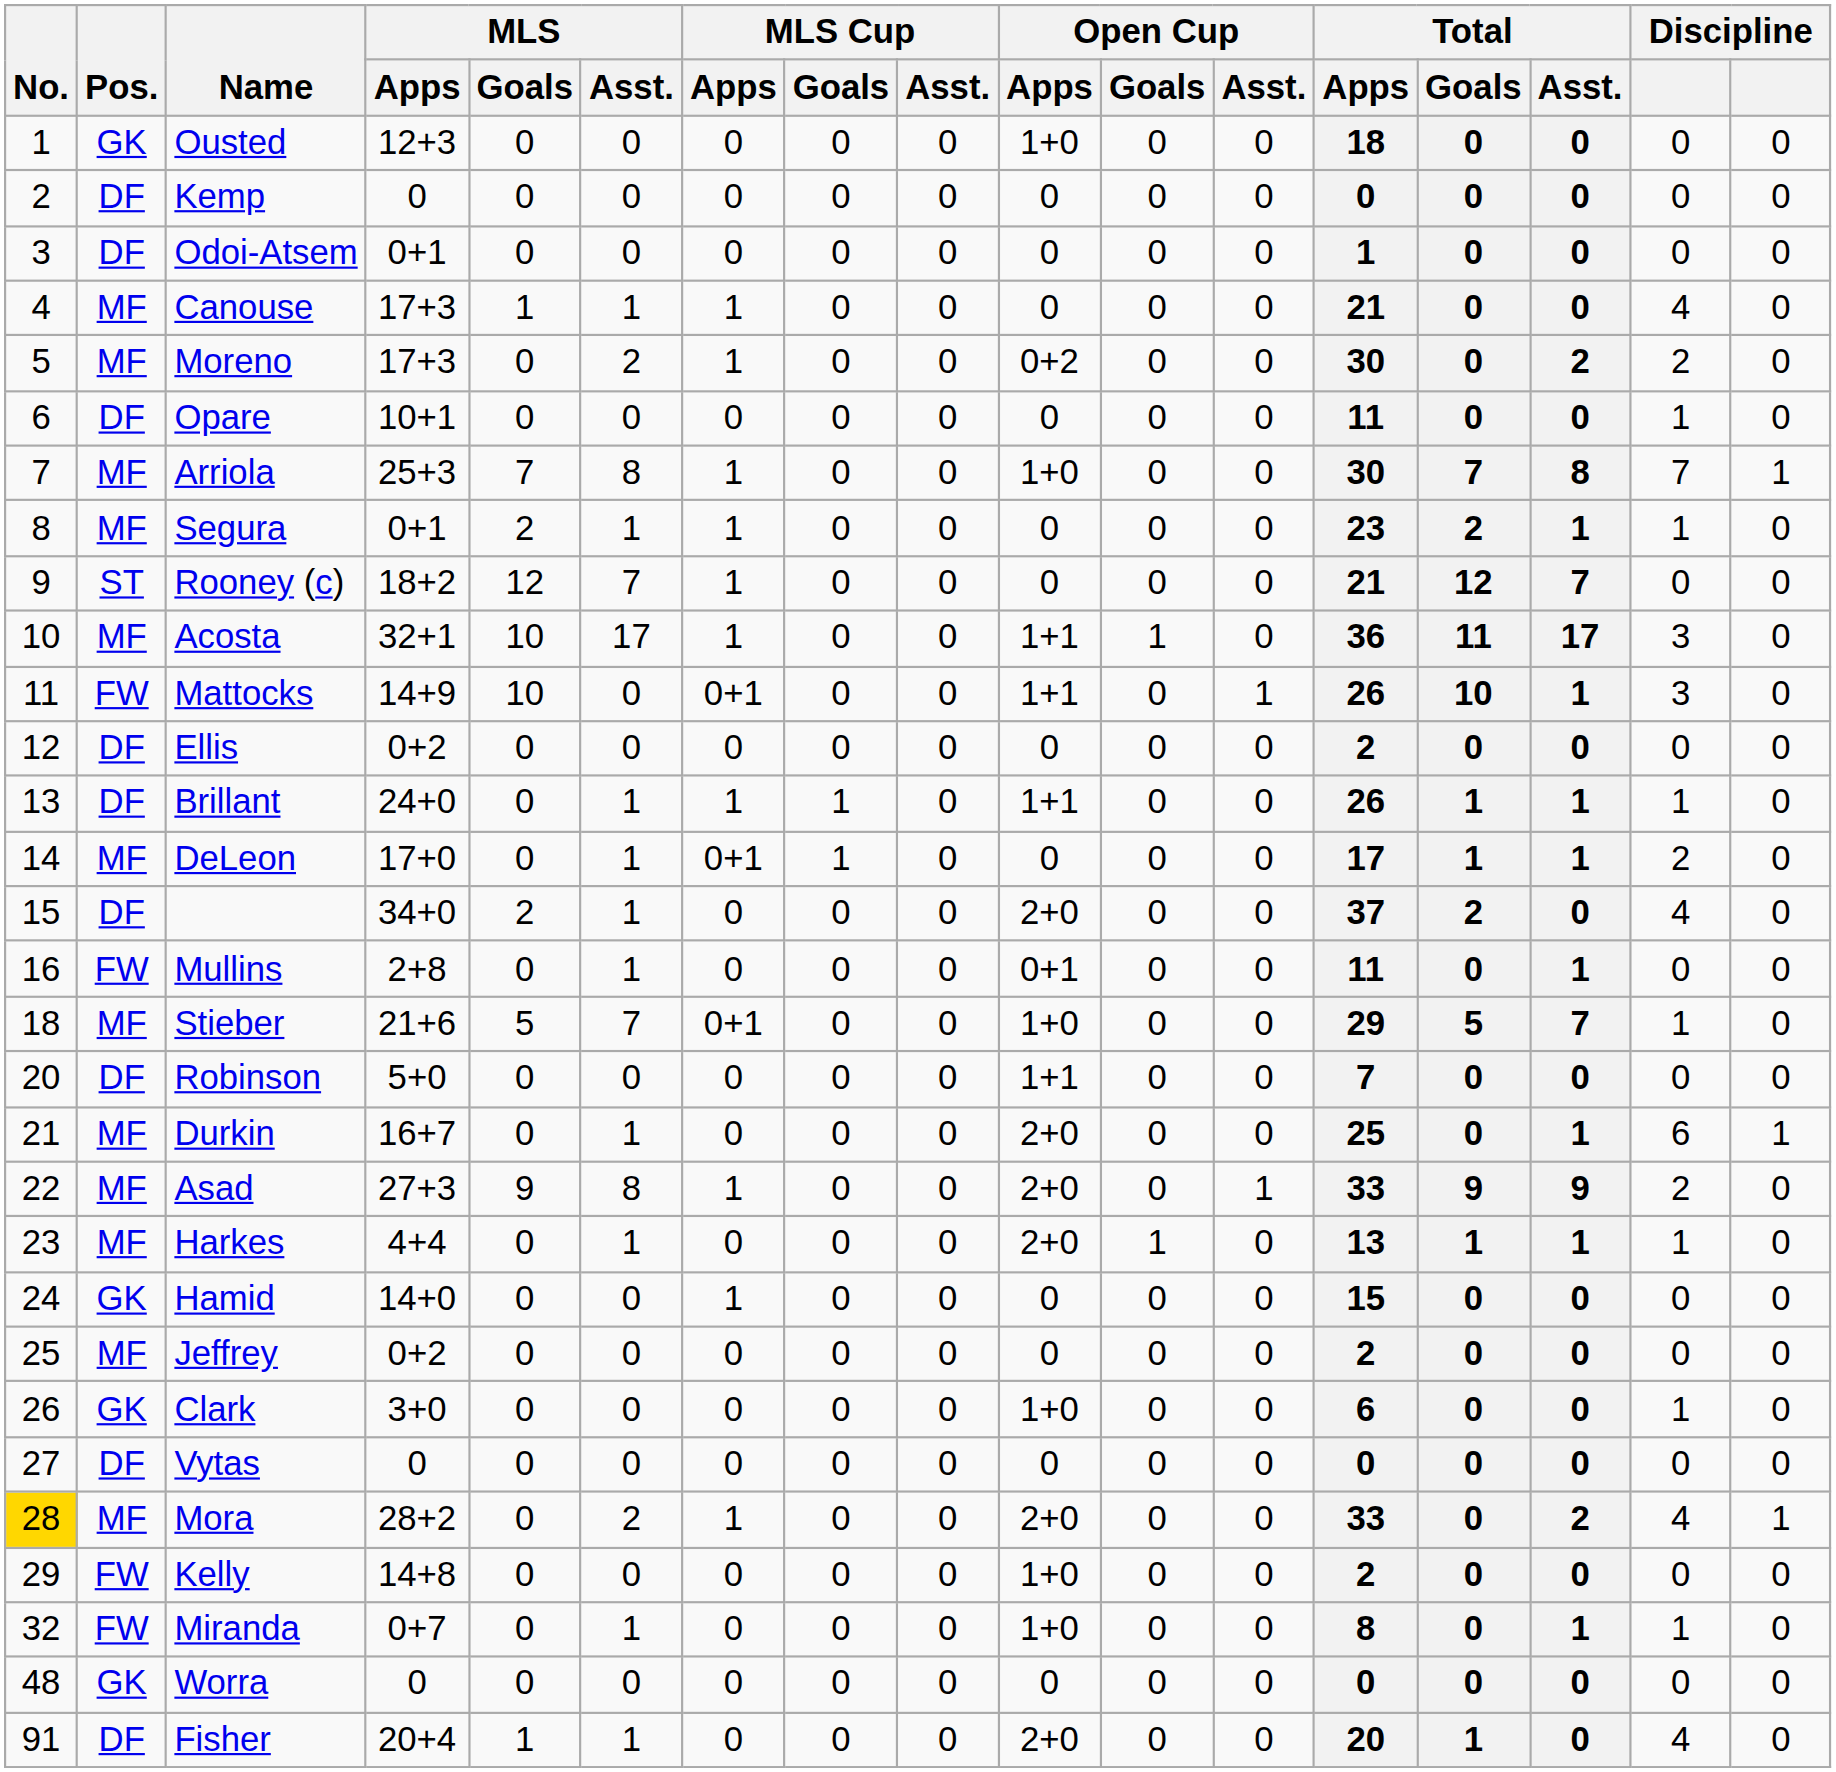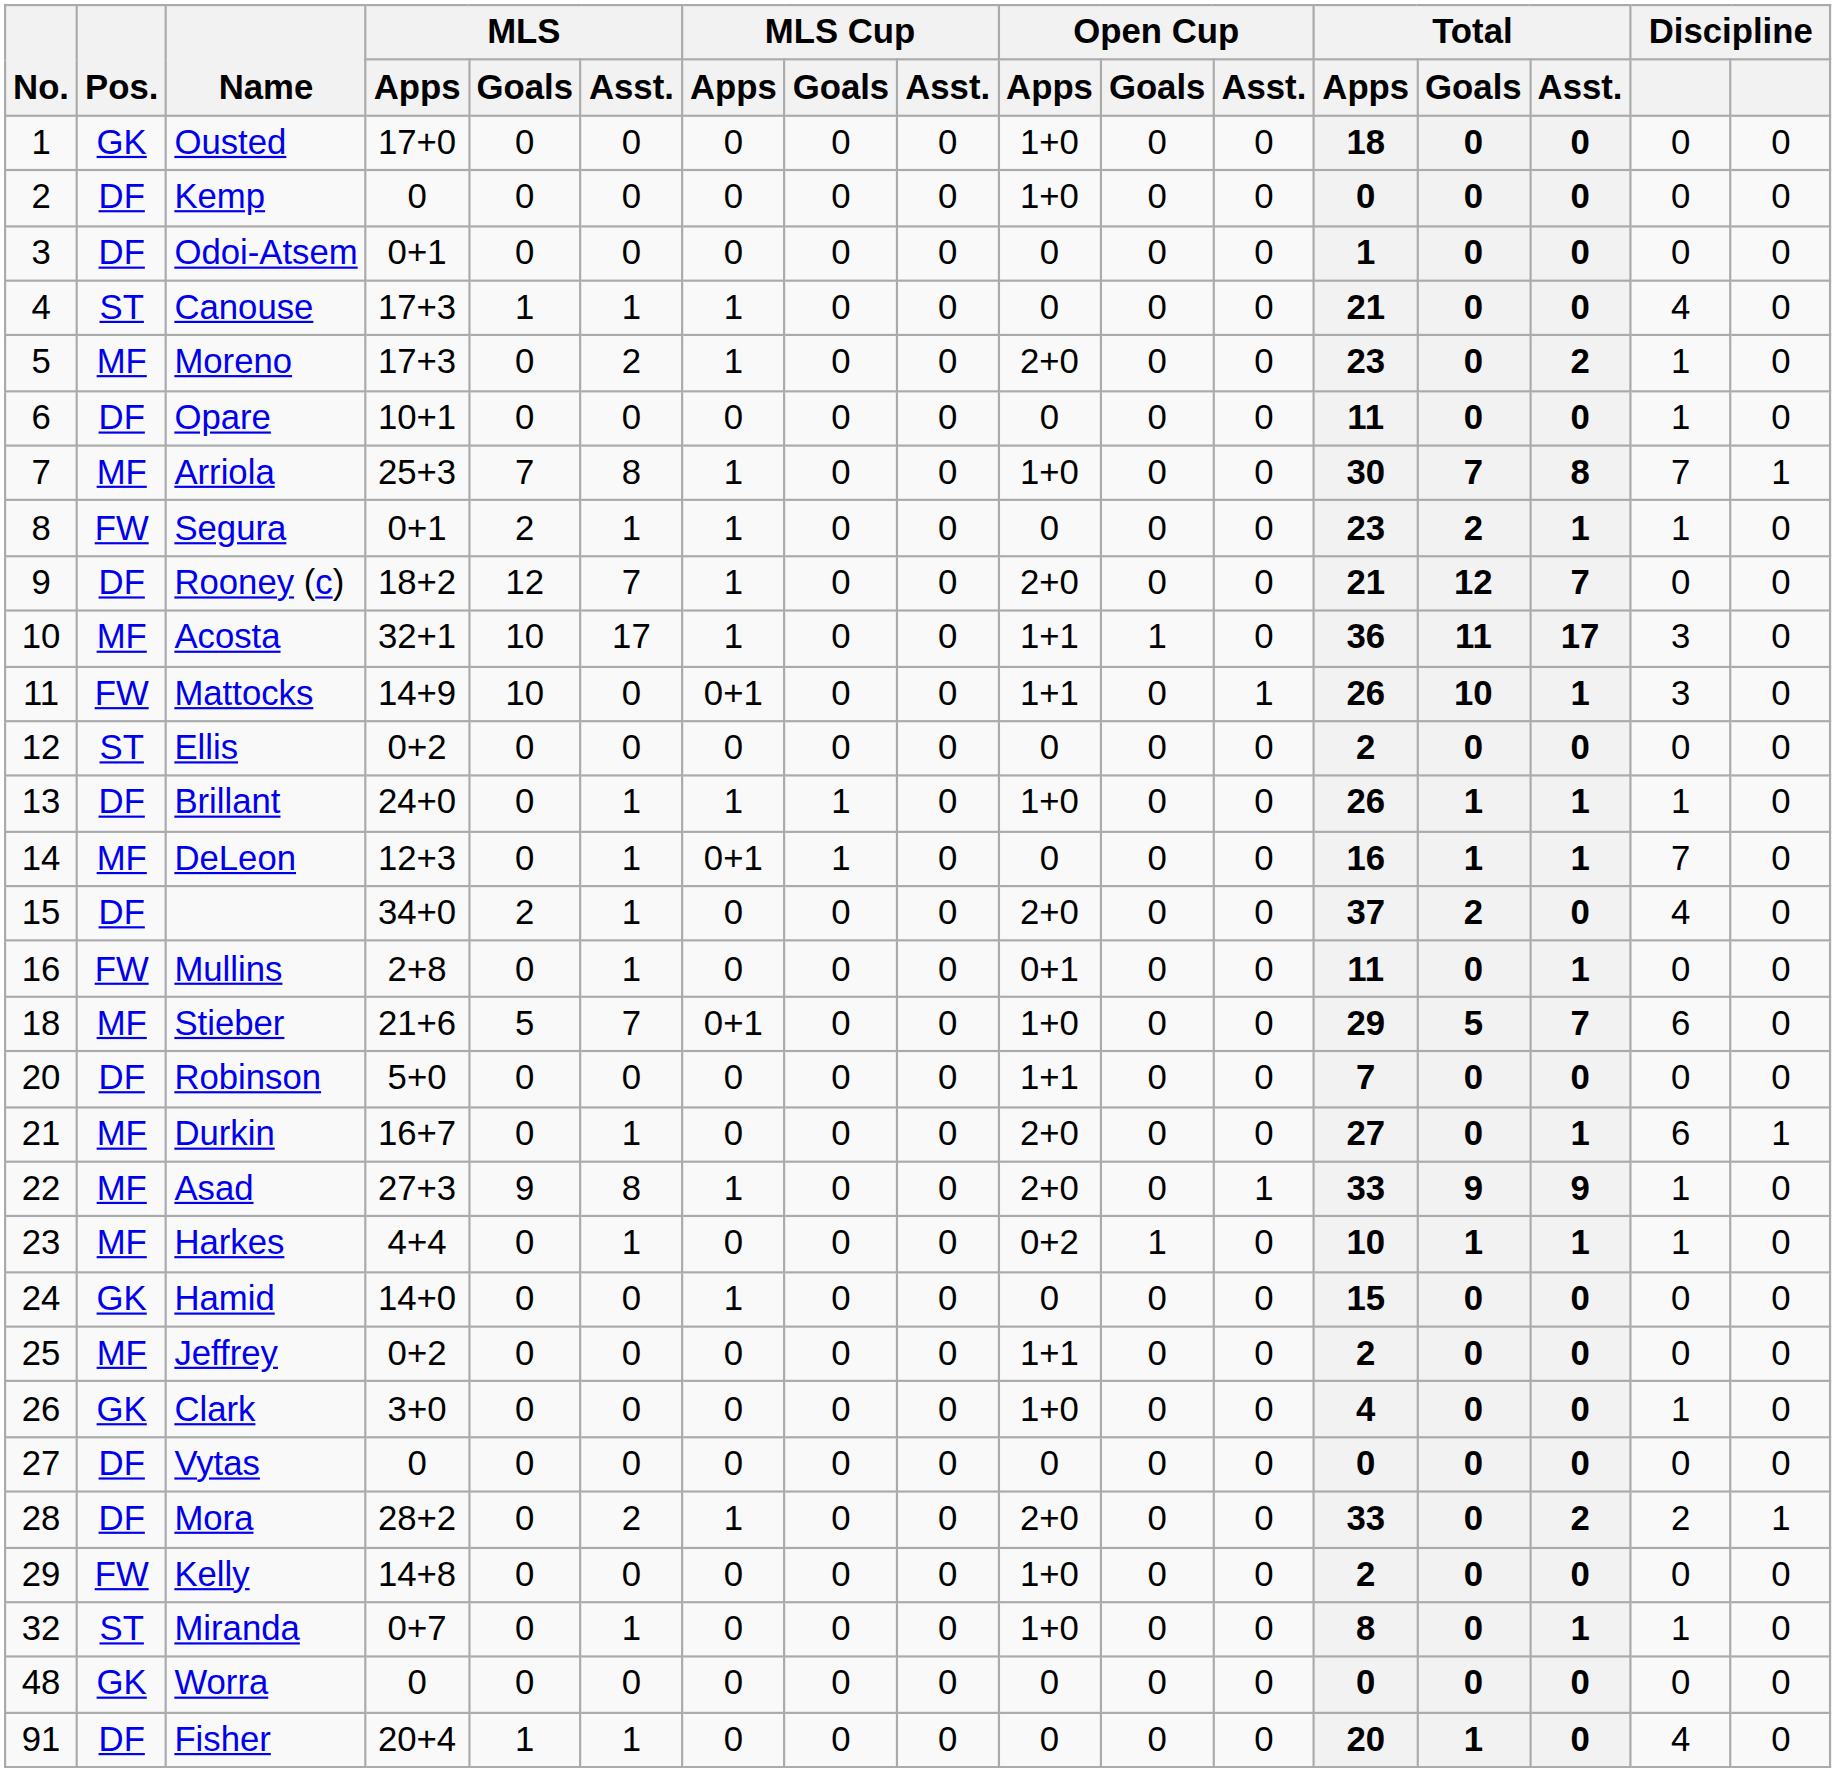(417, 142) 12+3 -> (417, 142) 17+0
(1049, 197) 0 -> (1049, 197) 1+0
(122, 307) MF -> (122, 307) ST
(1049, 362) 0+2 -> (1049, 362) 2+0
(1366, 362) 30 -> (1366, 362) 23
(1681, 362) 2 -> (1681, 362) 1
(122, 527) MF -> (122, 527) FW
(122, 582) ST -> (122, 582) DF
(1049, 582) 0 -> (1049, 582) 2+0
(122, 747) DF -> (122, 747) ST
(1049, 802) 1+1 -> (1049, 802) 1+0
(417, 857) 17+0 -> (417, 857) 12+3
(1366, 857) 17 -> (1366, 857) 16
(1681, 857) 2 -> (1681, 857) 7
(1681, 1023) 1 -> (1681, 1023) 6
(1366, 1133) 25 -> (1366, 1133) 27
(1681, 1188) 2 -> (1681, 1188) 1
(1049, 1243) 2+0 -> (1049, 1243) 0+2
(1366, 1243) 13 -> (1366, 1243) 10
(1049, 1353) 0 -> (1049, 1353) 1+1
(1366, 1408) 6 -> (1366, 1408) 4
(41, 1518) gold background -> (41, 1518) no background
(122, 1518) MF -> (122, 1518) DF
(1681, 1518) 4 -> (1681, 1518) 2
(122, 1628) FW -> (122, 1628) ST
(1049, 1739) 2+0 -> (1049, 1739) 0
